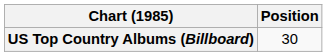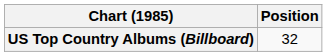(290, 39) 30 -> (290, 39) 32
